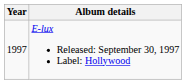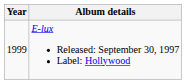(17, 49) 1997 -> (17, 49) 1999
